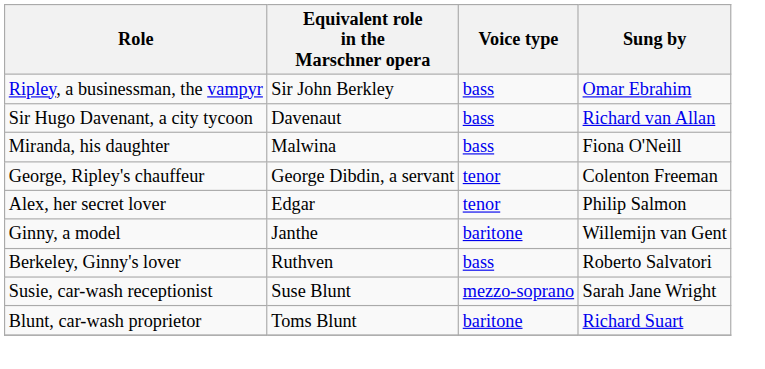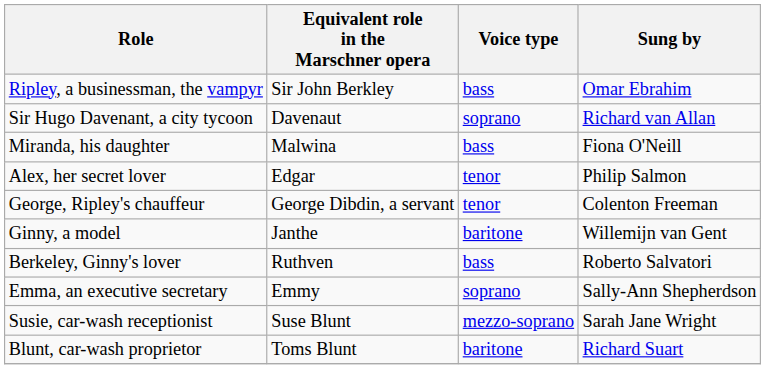(478, 117) bass -> (492, 117) soprano
rows swapped: (87, 204) <-> (107, 175)
+ row: (118, 291)
